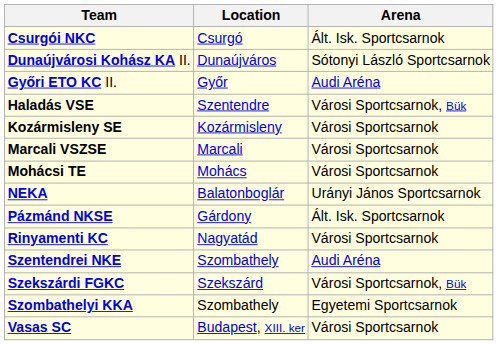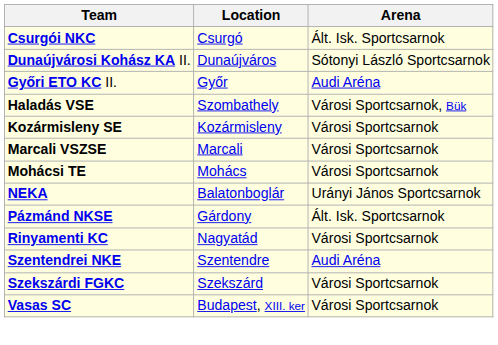(233, 104) Szentendre -> (238, 104) Szombathely
(238, 261) Szombathely -> (233, 261) Szentendre
(389, 283) Városi Sportcsarnok, Bük -> (375, 283) Városi Sportcsarnok
- row: (70, 305)
